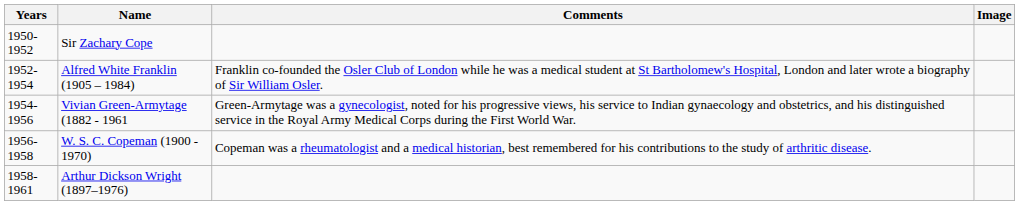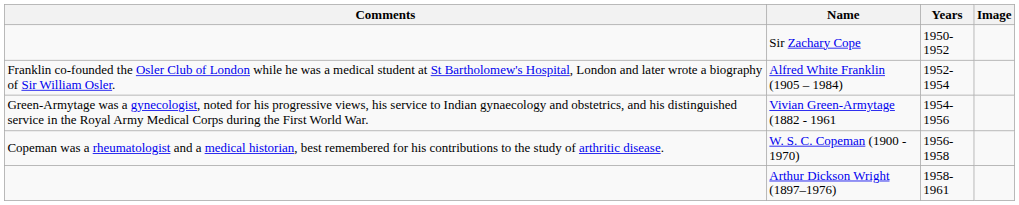columns swapped: (31, 14) <-> (593, 14)
